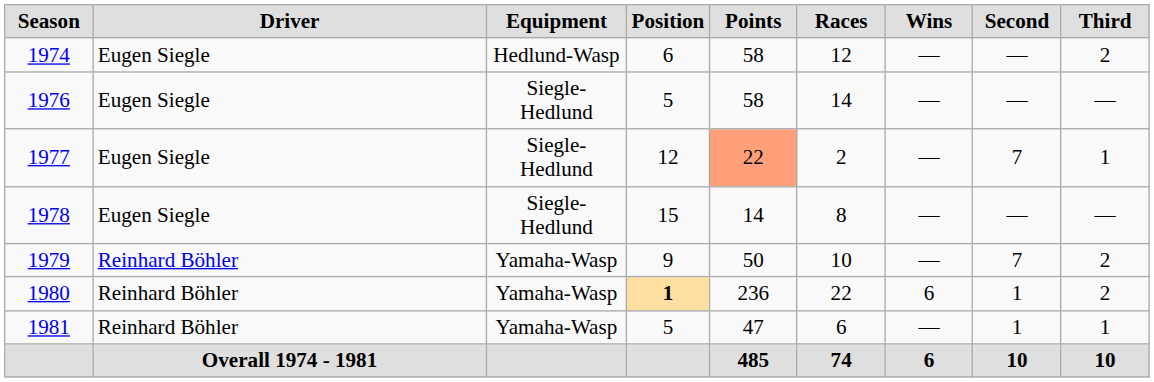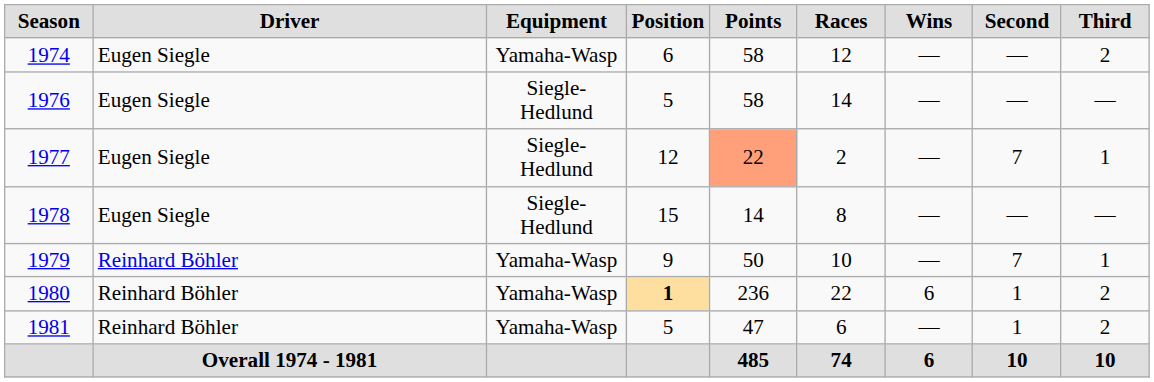(556, 54) Hedlund-Wasp -> (556, 54) Yamaha-Wasp
(1105, 260) 2 -> (1105, 260) 1
(1105, 326) 1 -> (1105, 326) 2
